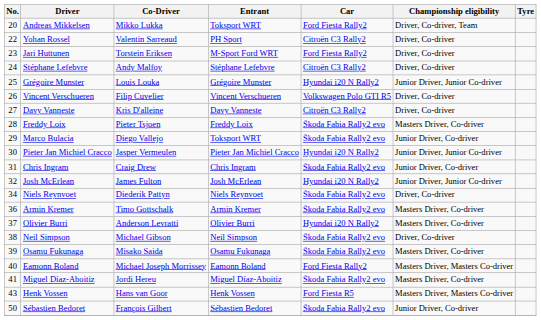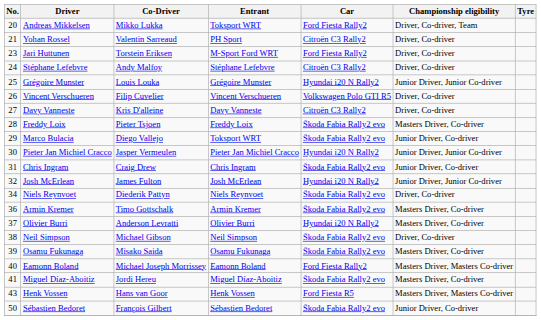(13, 39) 22 -> (13, 39) 21
